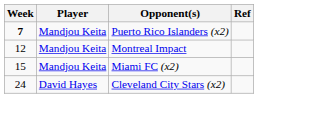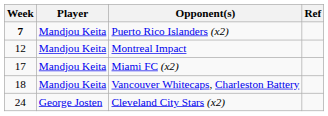(20, 66) 15 -> (20, 66) 17
+ row: (205, 84)
(68, 84) David Hayes -> (71, 102) George Josten
